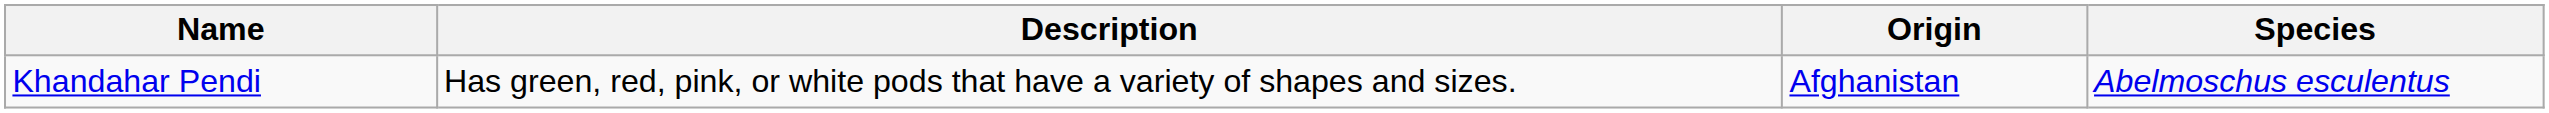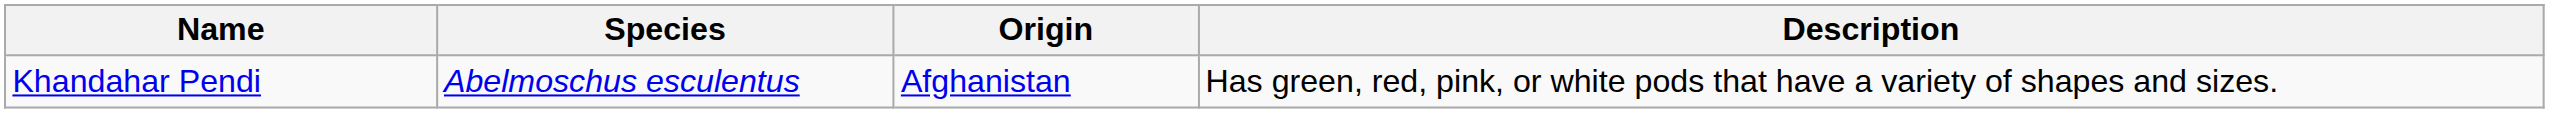columns swapped: (2315, 30) <-> (1109, 30)
